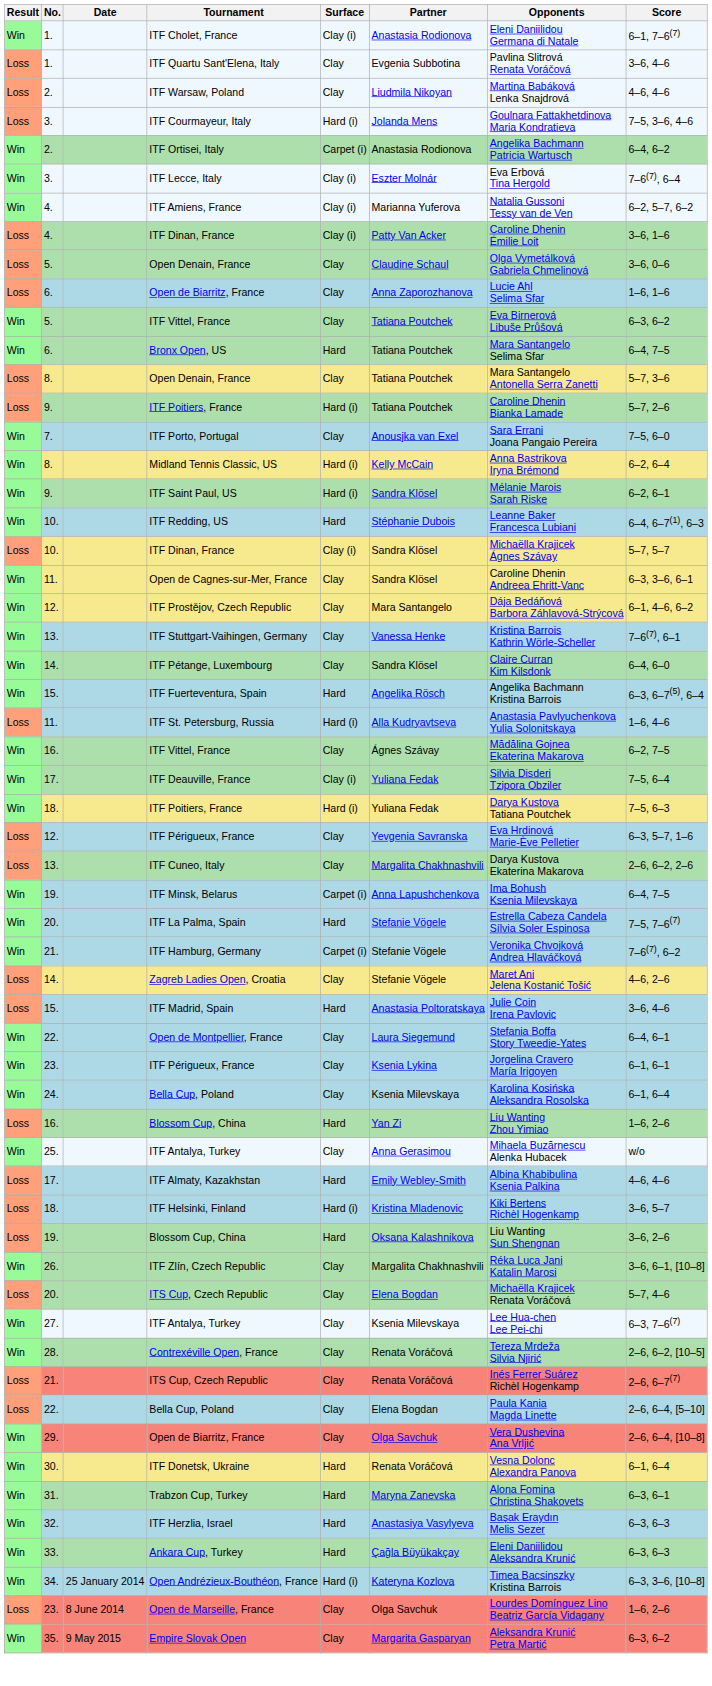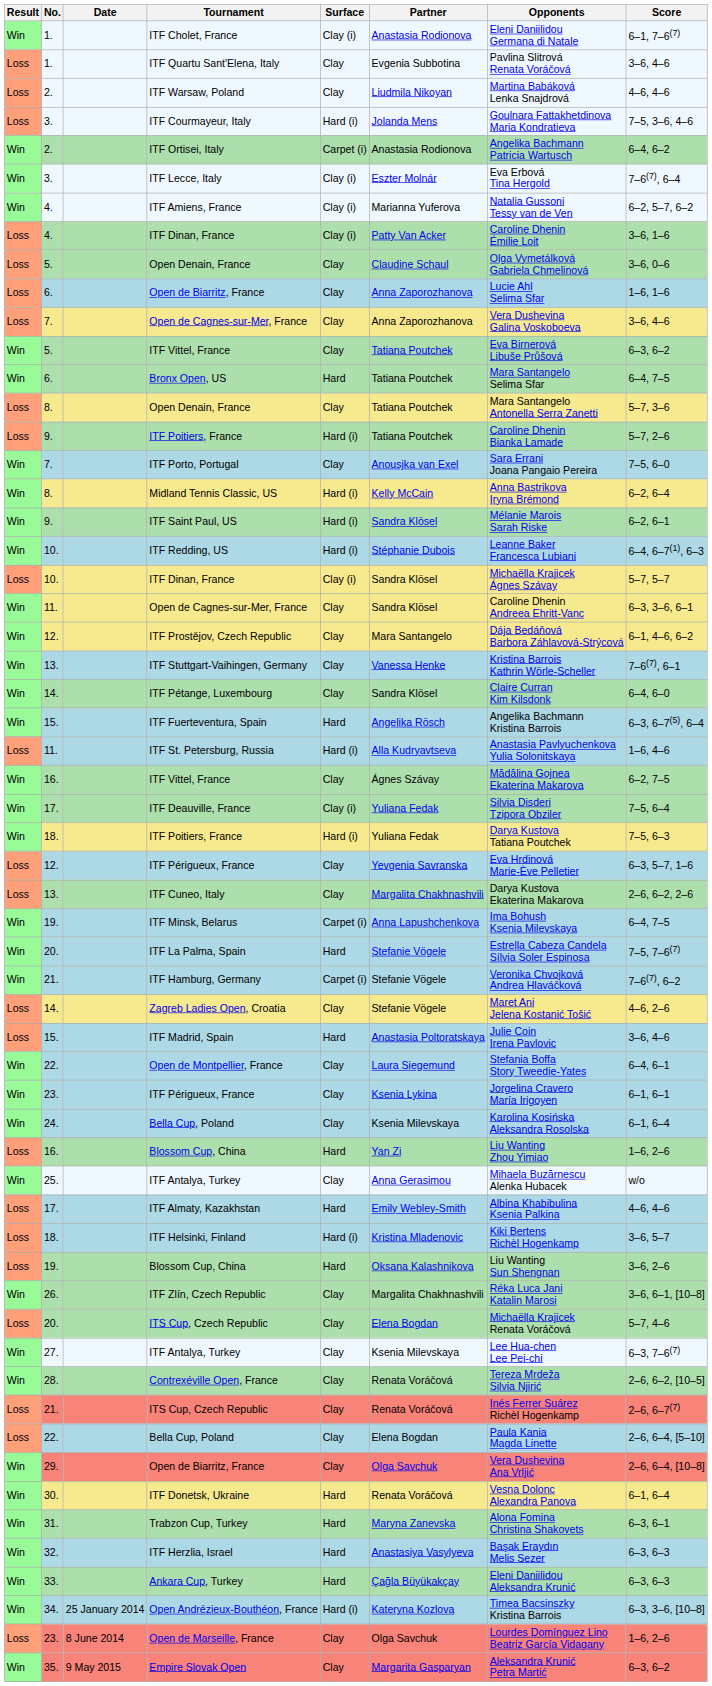+ row: (48, 321)
(334, 522) Hard -> (340, 550) Hard (i)
